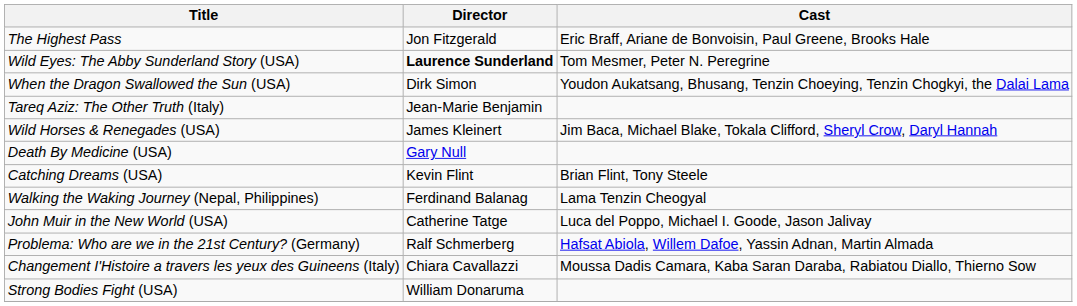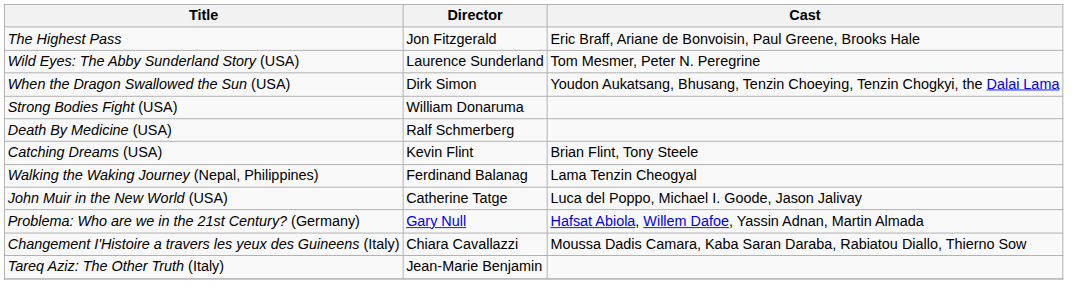(480, 61) bold -> (475, 61) normal
rows swapped: (116, 107) <-> (93, 289)
- row: (114, 130)
(436, 152) Gary Null -> (460, 130) Ralf Schmerberg
(460, 244) Ralf Schmerberg -> (436, 221) Gary Null
